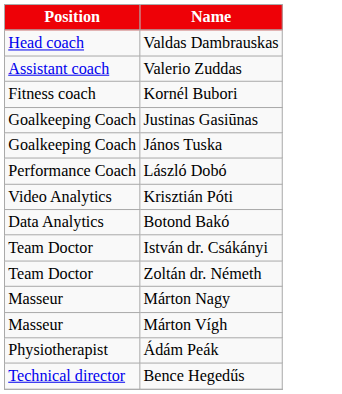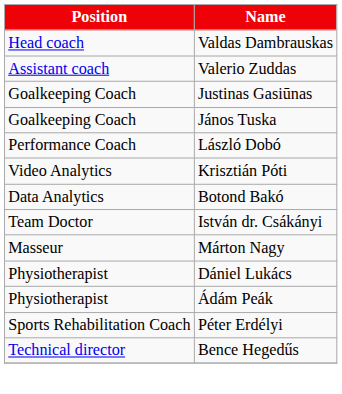- row: (190, 94)
- row: (203, 273)
- row: (185, 324)
+ row: (245, 273)
+ row: (240, 324)
